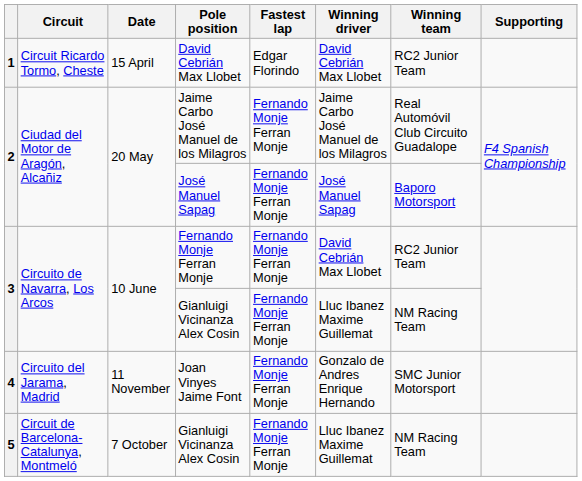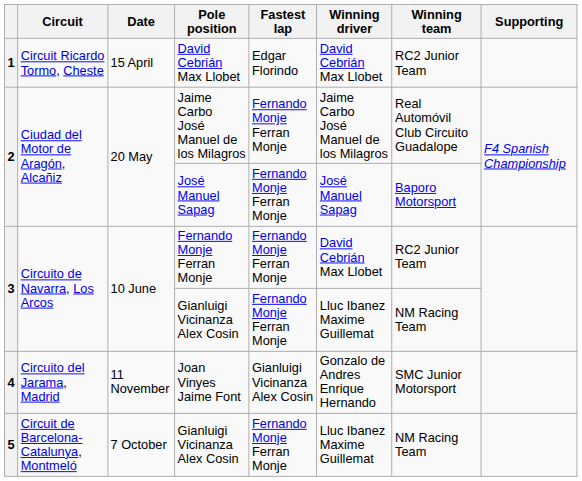(280, 382) Fernando Monje Ferran Monje -> (283, 382) Gianluigi Vicinanza Alex Cosin
